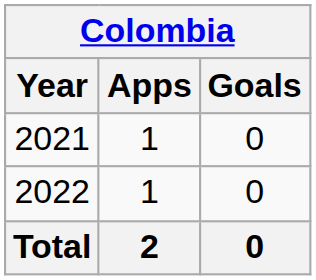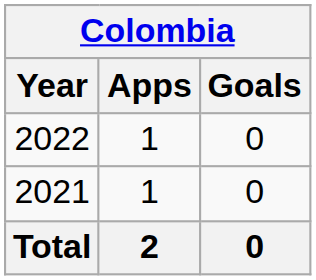rows swapped: (52, 138) <-> (52, 192)
